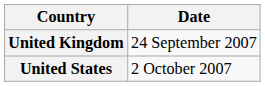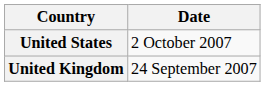rows swapped: (66, 42) <-> (66, 68)
